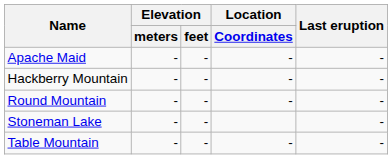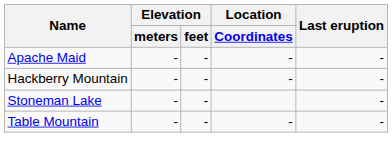- row: (57, 100)
